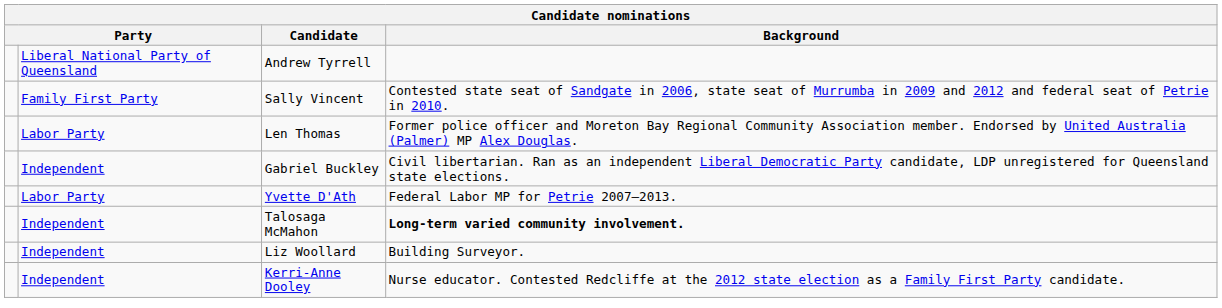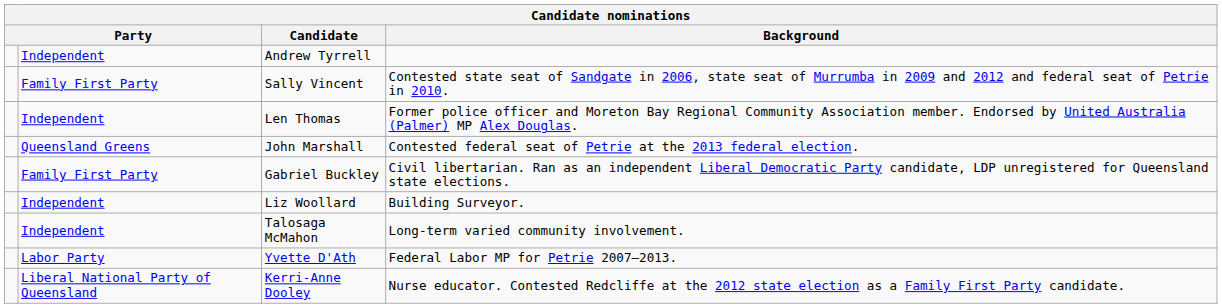(116, 63) Liberal National Party of Queensland -> (63, 56) Independent
(63, 133) Labor Party -> (63, 119) Independent
+ row: (314, 147)
(63, 168) Independent -> (89, 174) Family First Party
rows swapped: (310, 196) <-> (310, 252)
(537, 224) bold -> (537, 230) normal
(63, 280) Independent -> (116, 286) Liberal National Party of Queensland
